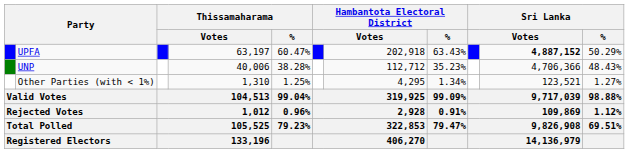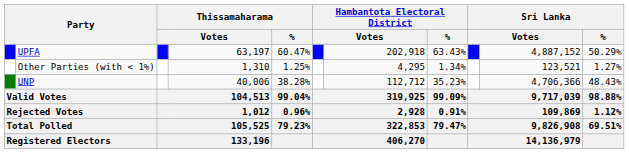(556, 52) bold -> (556, 52) normal
rows swapped: (26, 67) <-> (86, 82)
